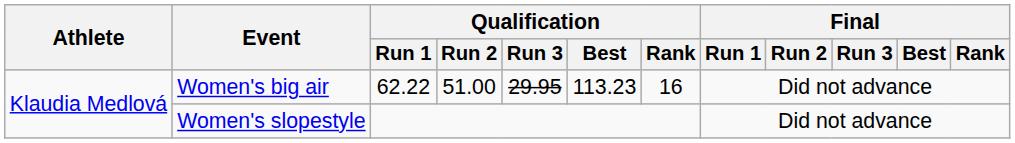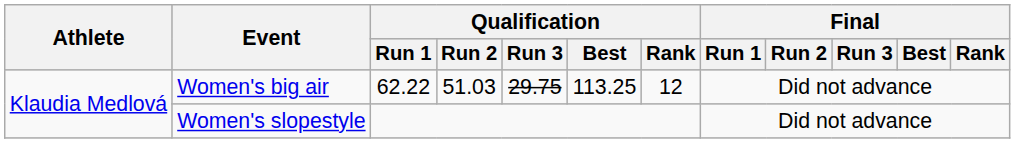(469, 87) 51.00 -> (469, 87) 51.03
(535, 87) 29.95 -> (535, 87) 29.75
(604, 87) 113.23 -> (604, 87) 113.25
(671, 87) 16 -> (671, 87) 12
